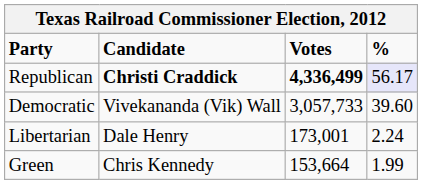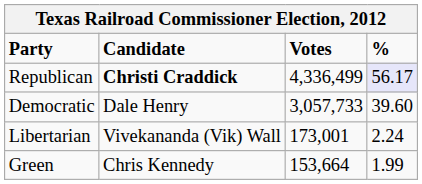(326, 77) bold -> (326, 77) normal
(192, 106) Vivekananda (Vik) Wall -> (146, 106) Dale Henry
(146, 135) Dale Henry -> (192, 135) Vivekananda (Vik) Wall
